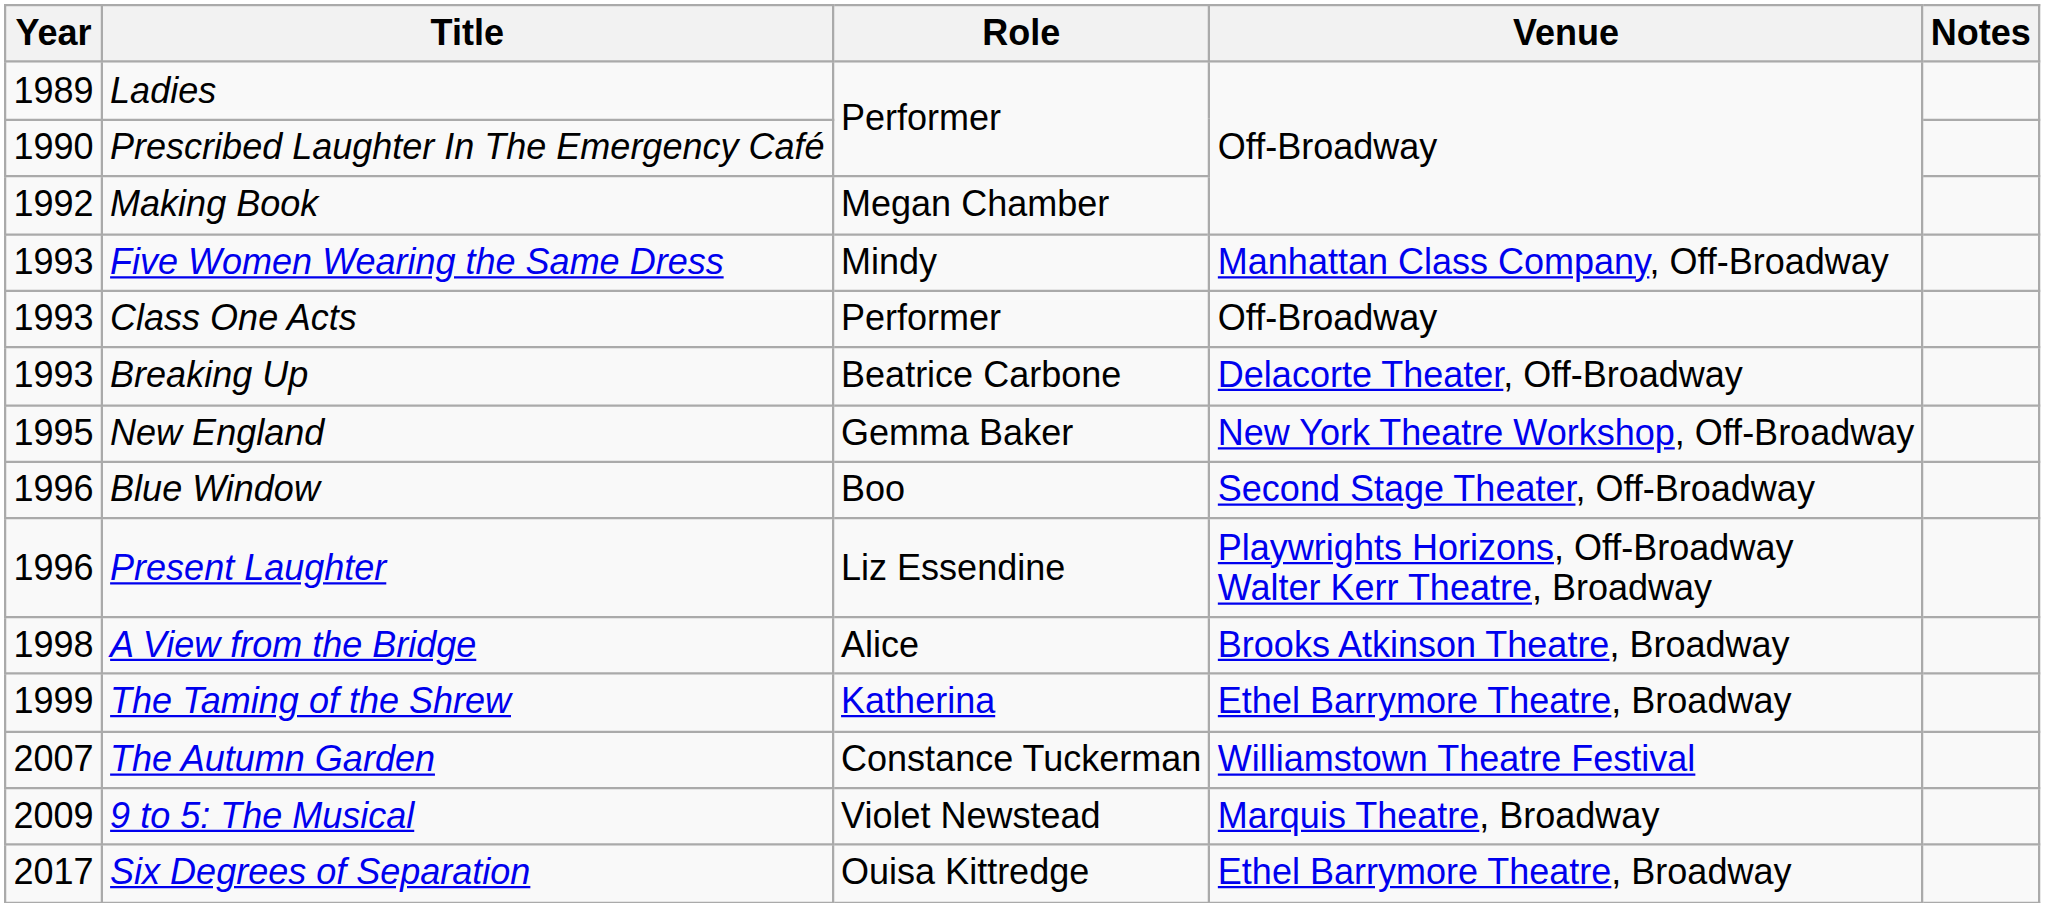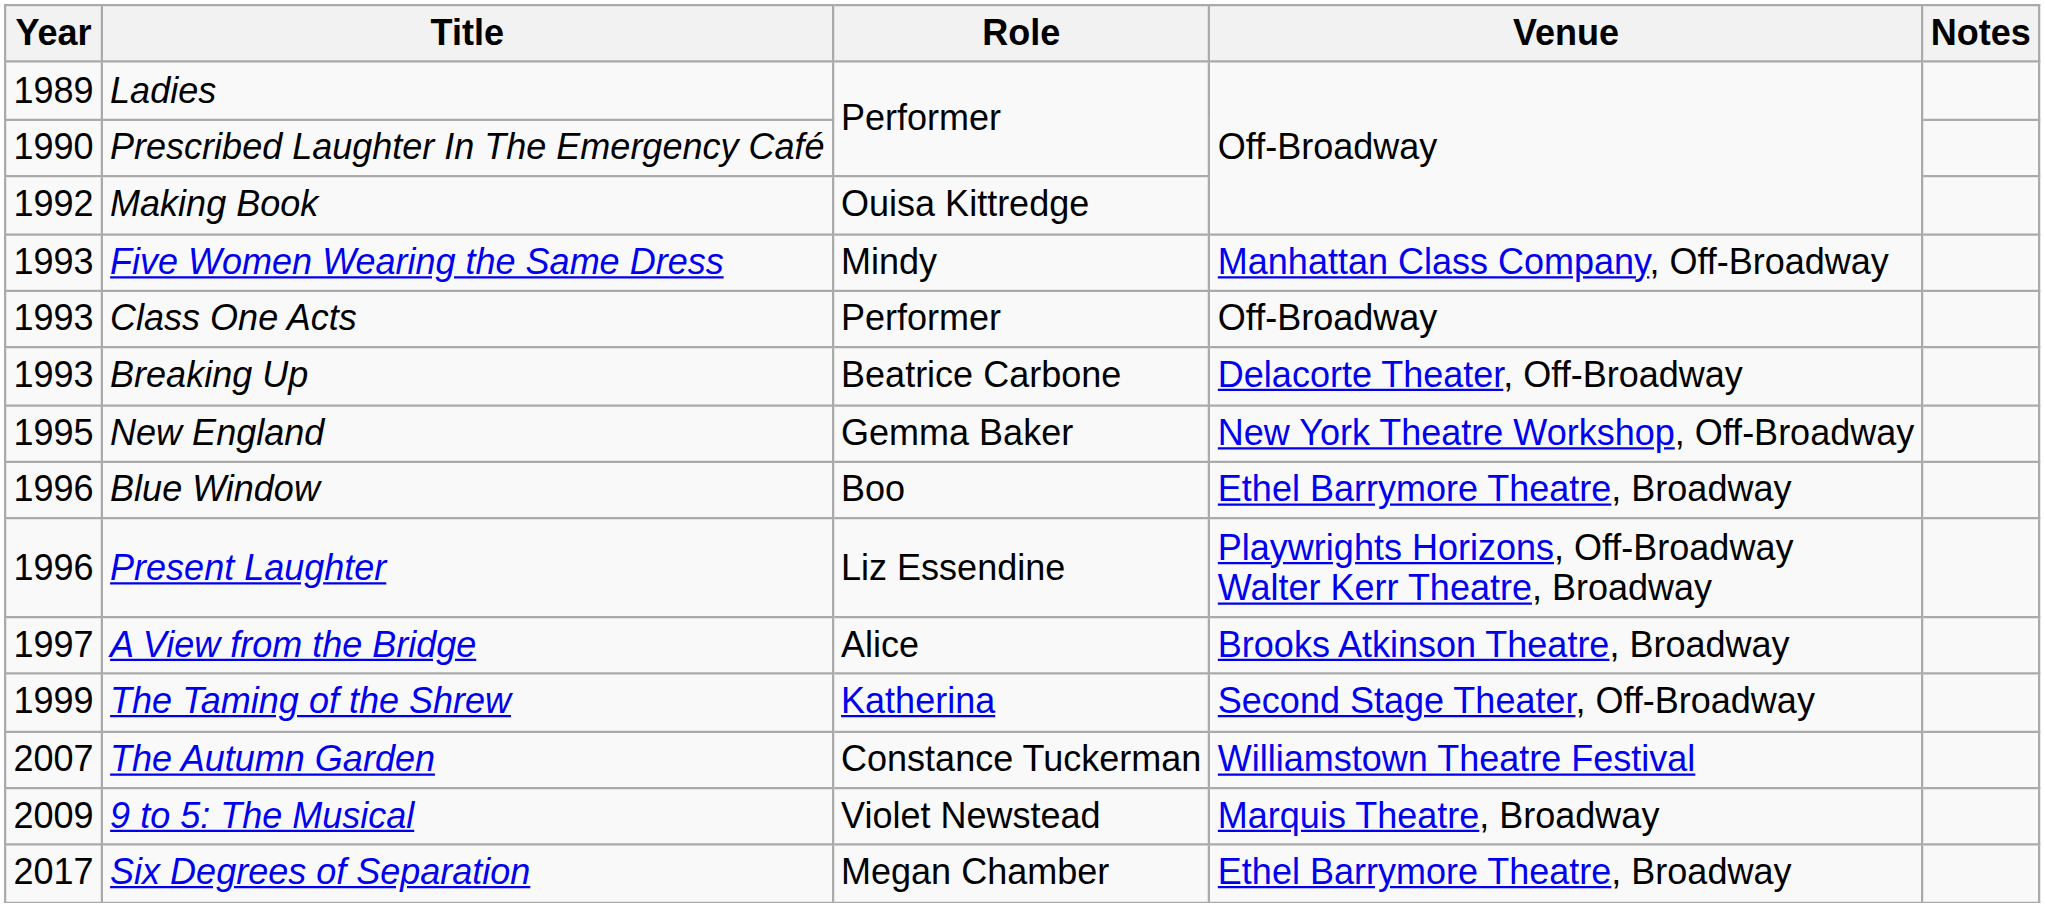(975, 204) Megan Chamber -> (965, 204) Ouisa Kittredge
(1516, 489) Second Stage Theater, Off-Broadway -> (1505, 489) Ethel Barrymore Theatre, Broadway
(53, 644) 1998 -> (53, 644) 1997
(1505, 701) Ethel Barrymore Theatre, Broadway -> (1516, 701) Second Stage Theater, Off-Broadway
(965, 872) Ouisa Kittredge -> (975, 872) Megan Chamber
